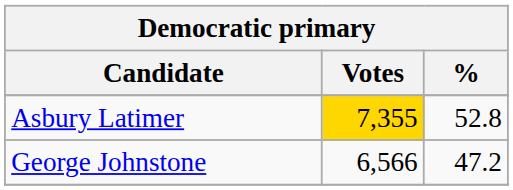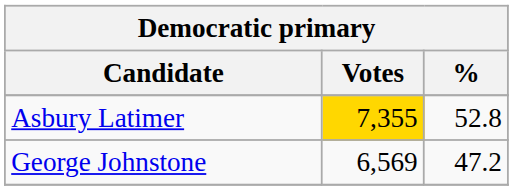(387, 162) 6,566 -> (387, 162) 6,569
